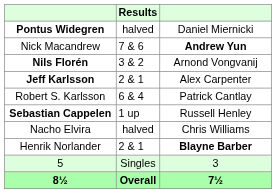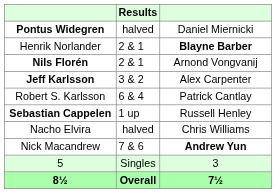rows swapped: (60, 46) <-> (60, 146)
(131, 63) 3 & 2 -> (131, 63) 2 & 1
(131, 79) 2 & 1 -> (131, 79) 3 & 2
